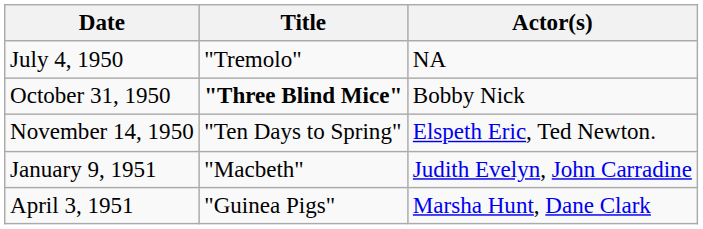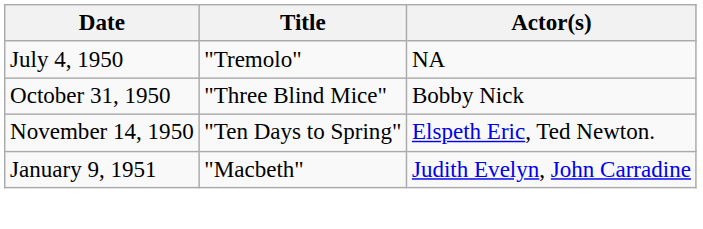(303, 95) bold -> (296, 95) normal
- row: (72, 205)
